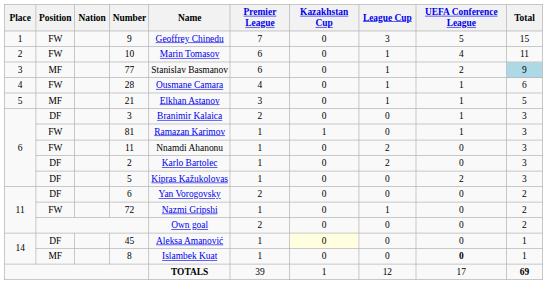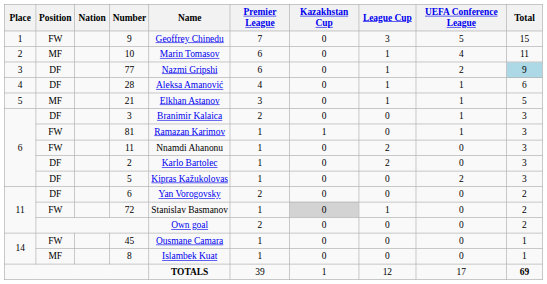(55, 54) FW -> (55, 54) MF
(55, 70) MF -> (55, 70) DF
(190, 70) Stanislav Basmanov -> (190, 70) Nazmi Gripshi
(55, 85) FW -> (55, 85) DF
(190, 85) Ousmane Camara -> (190, 85) Aleksa Amanović
(190, 210) Nazmi Gripshi -> (190, 210) Stanislav Basmanov
(324, 210) no background -> (324, 210) lightgrey background
(55, 241) DF -> (55, 241) FW
(190, 241) Aleksa Amanović -> (190, 241) Ousmane Camara
(324, 241) lightyellow background -> (324, 241) no background
(461, 256) bold -> (461, 256) normal
